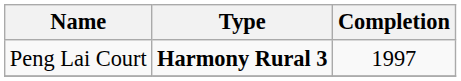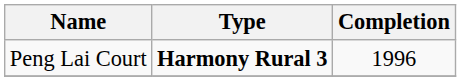(394, 57) 1997 -> (394, 57) 1996
